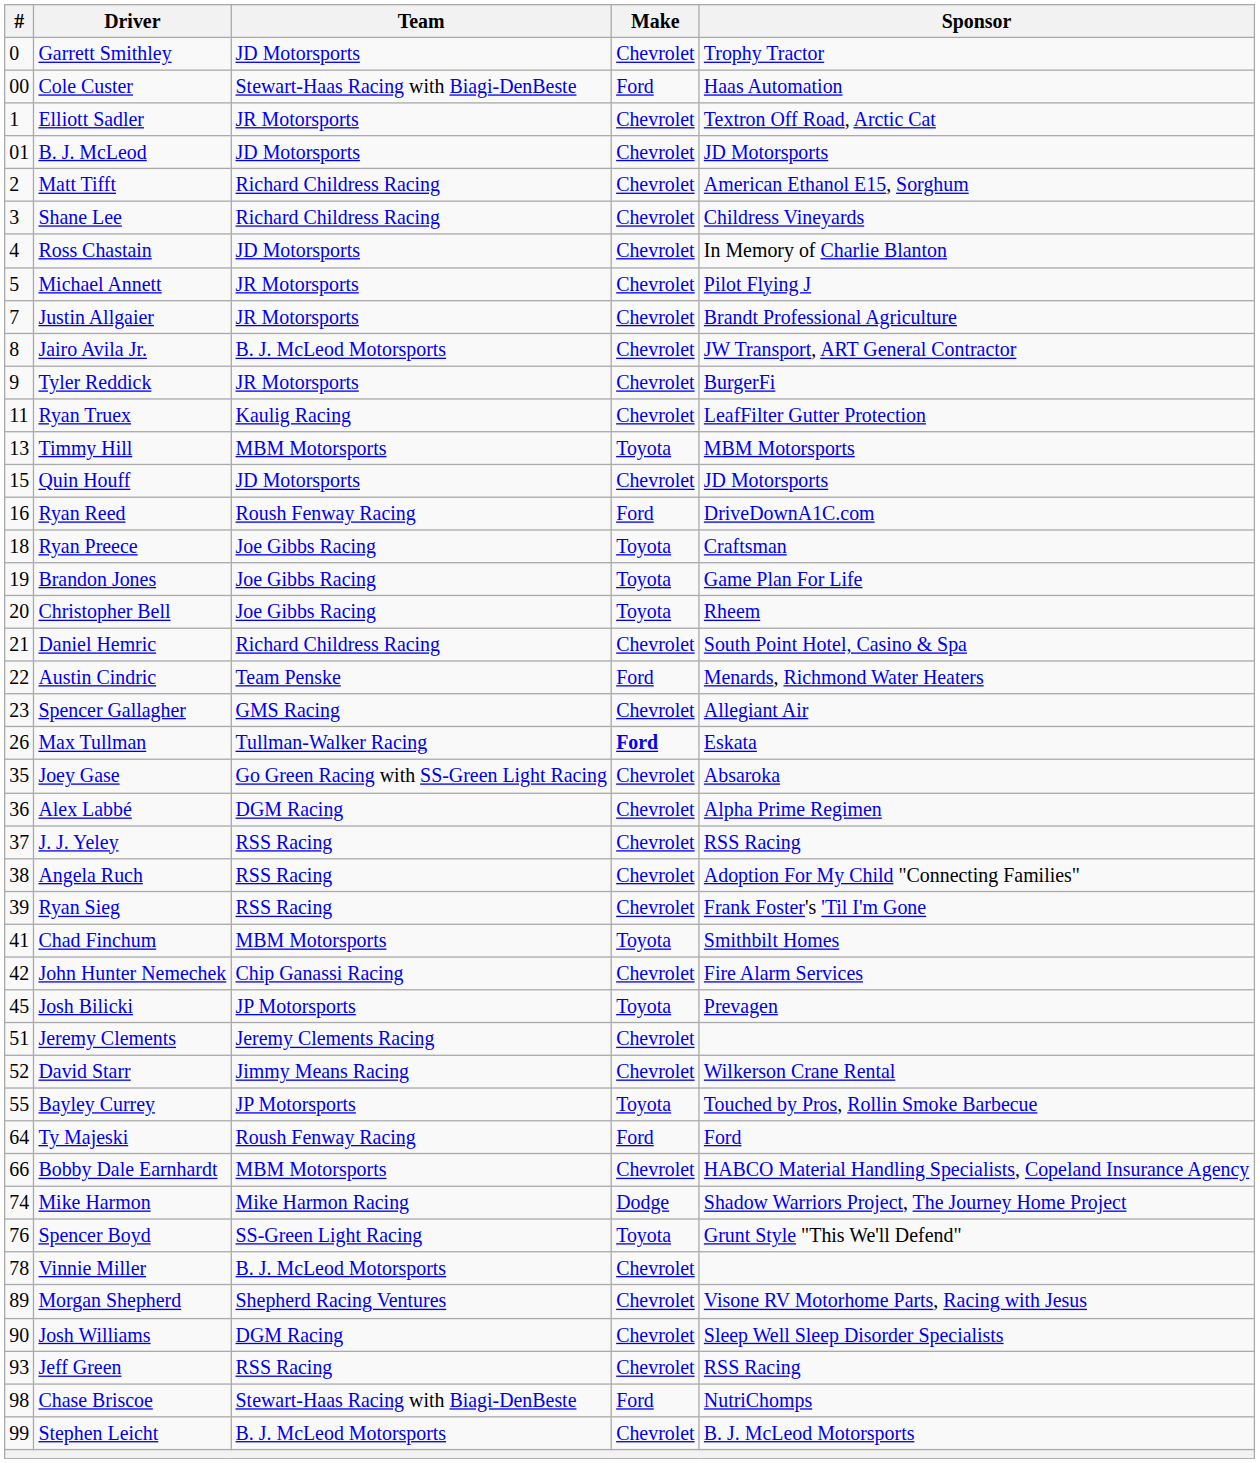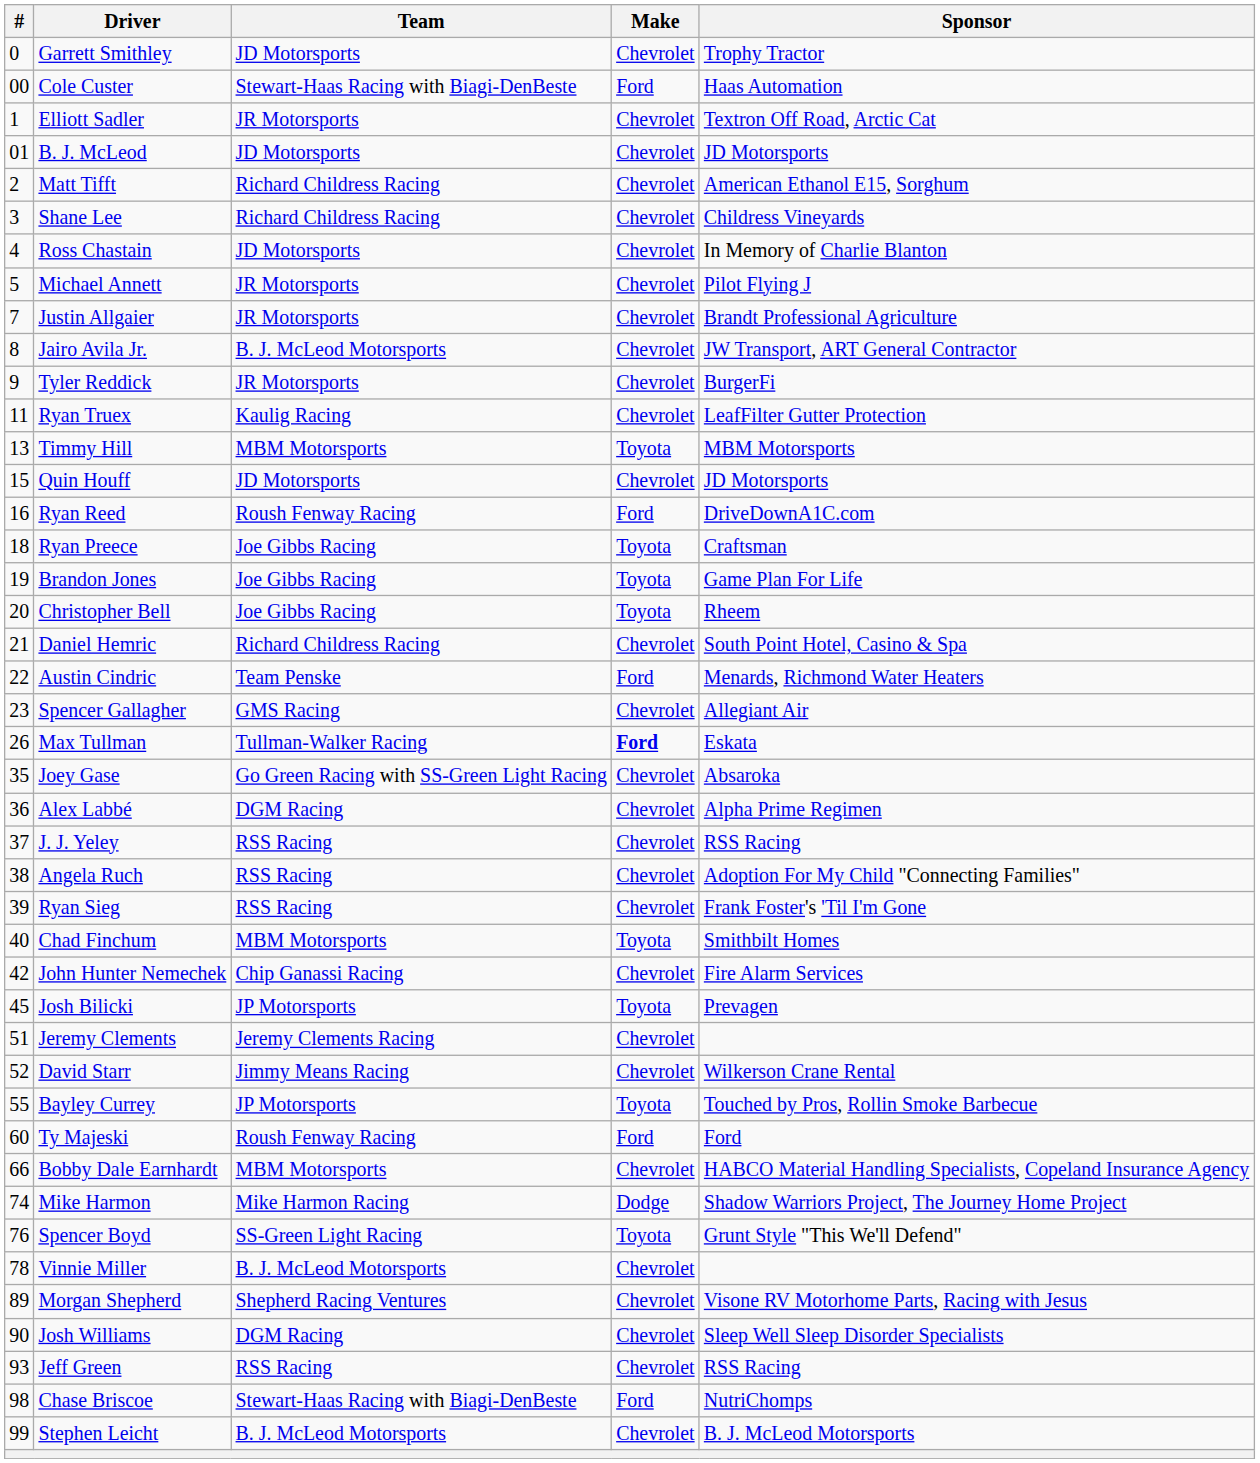(19, 940) 41 -> (19, 940) 40
(19, 1137) 64 -> (19, 1137) 60
